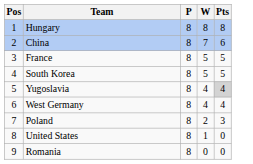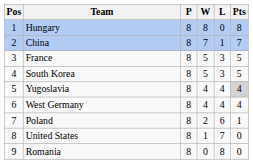+ column: (222, 12)
(223, 43) 6 -> (239, 43) 7
(223, 120) 3 -> (239, 120) 1
